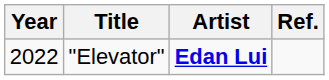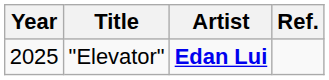(34, 56) 2022 -> (34, 56) 2025
